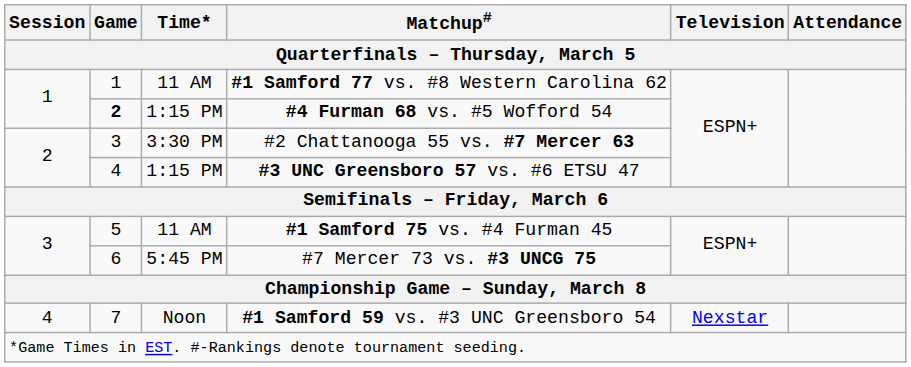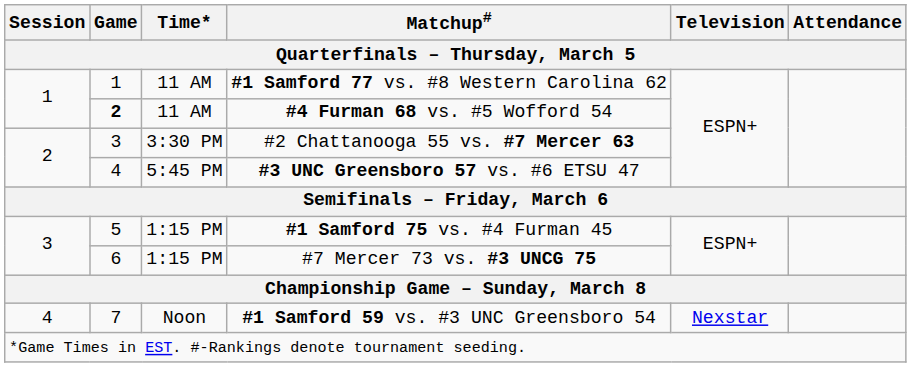(184, 114) 1:15 PM -> (184, 114) 11 AM
(184, 172) 1:15 PM -> (184, 172) 5:45 PM
(184, 231) 11 AM -> (184, 231) 1:15 PM
(184, 260) 5:45 PM -> (184, 260) 1:15 PM
